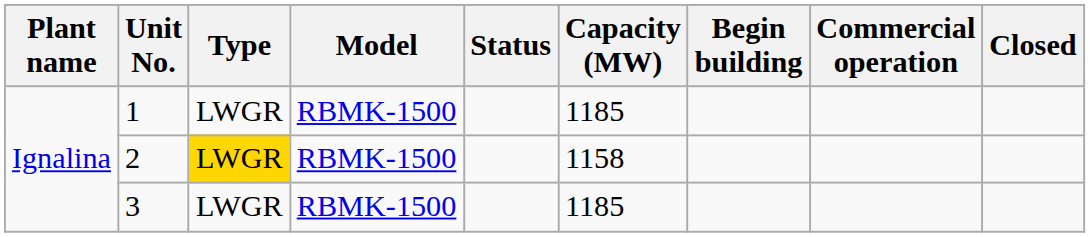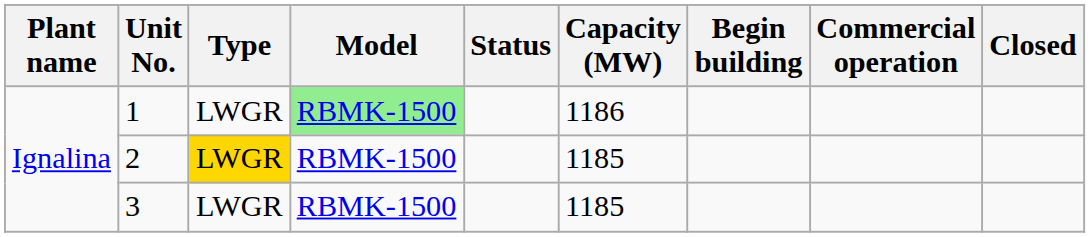(377, 110) no background -> (377, 110) lightgreen background
(595, 110) 1185 -> (595, 110) 1186
(595, 158) 1158 -> (595, 158) 1185
